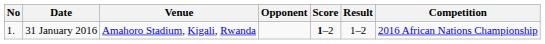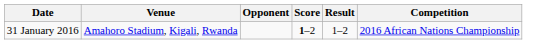- column: (13, 13)
